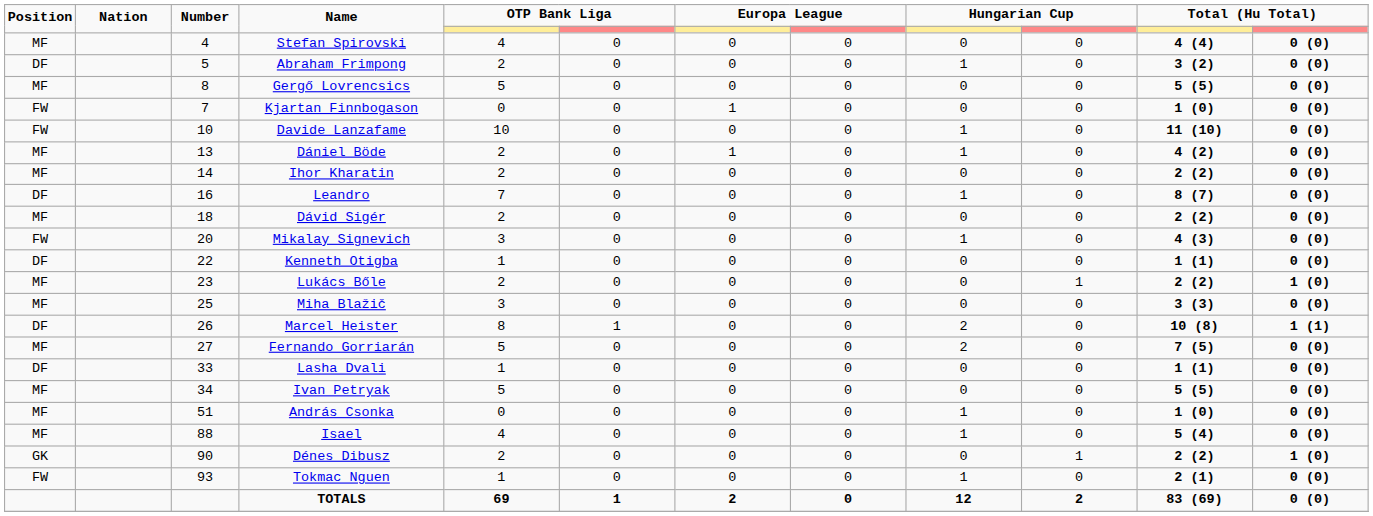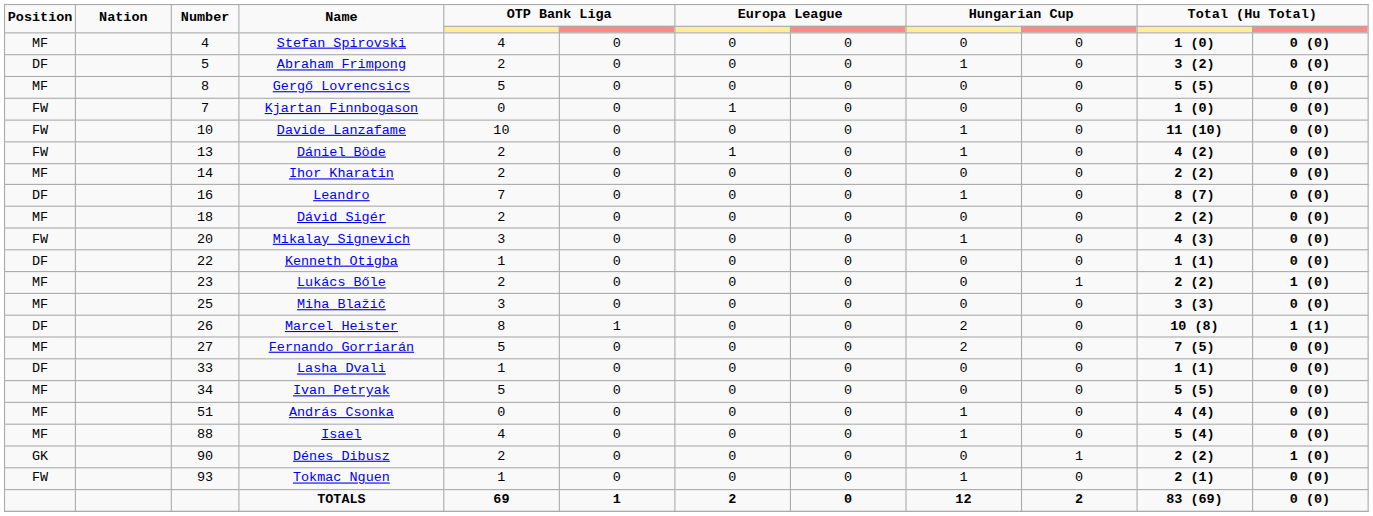(1194, 44) 4 (4) -> (1194, 44) 1 (0)
(40, 153) MF -> (40, 153) FW
(1194, 413) 1 (0) -> (1194, 413) 4 (4)
